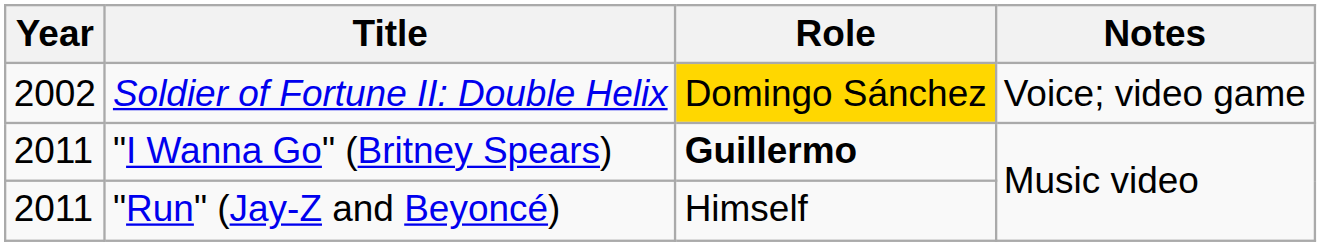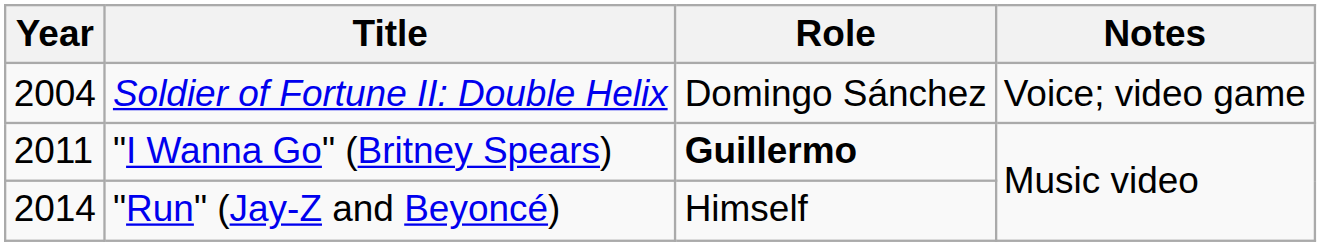(55, 92) 2002 -> (55, 92) 2004
(836, 92) gold background -> (836, 92) no background
(53, 209) 2011 -> (55, 209) 2014
